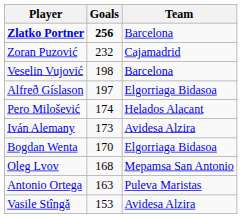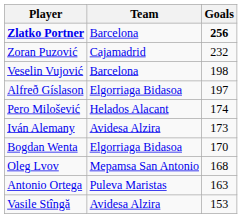columns swapped: (104, 14) <-> (179, 14)
